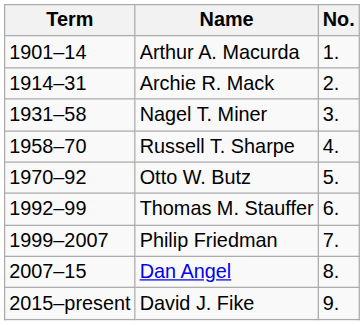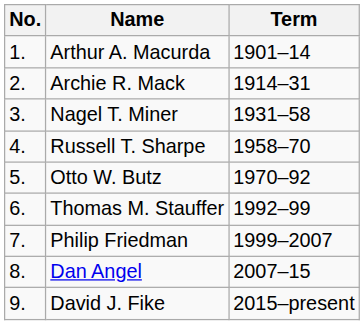columns swapped: (339, 20) <-> (70, 20)
